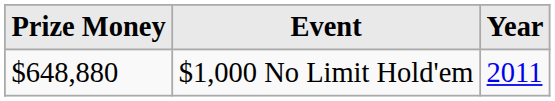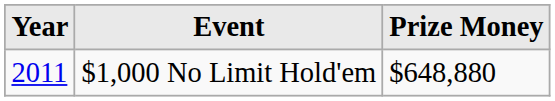columns swapped: (515, 27) <-> (89, 27)
